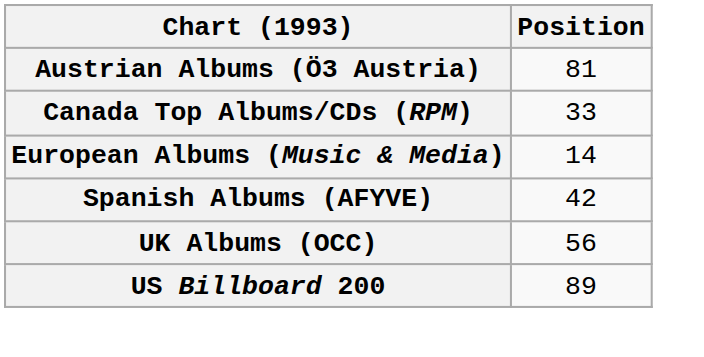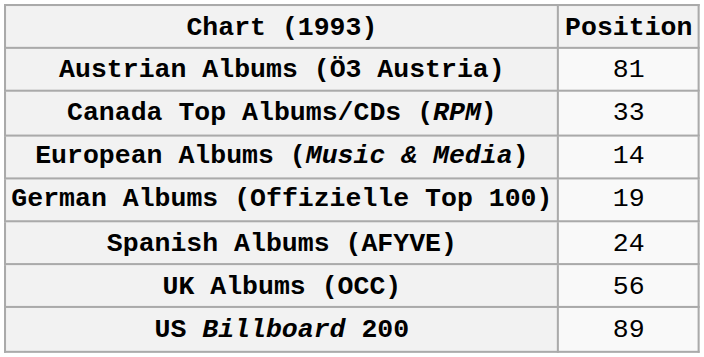+ row: (282, 200)
(581, 200) 42 -> (629, 243) 24
